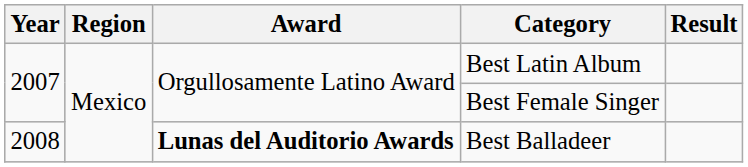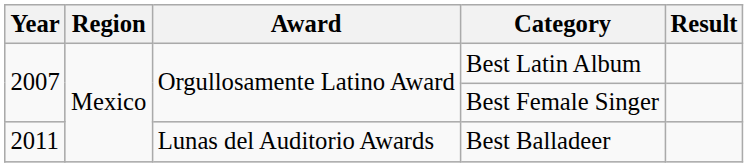(35, 141) 2008 -> (35, 141) 2011
(306, 141) bold -> (296, 141) normal
